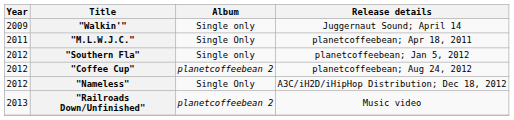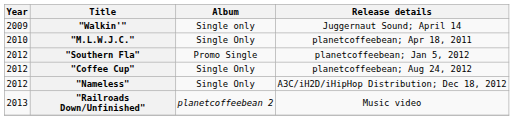(17, 40) 2011 -> (17, 40) 2010
(225, 55) Single only -> (225, 55) Promo Single
(225, 69) planetcoffeebean 2 -> (225, 69) Single Only
